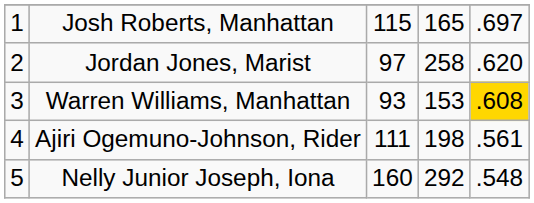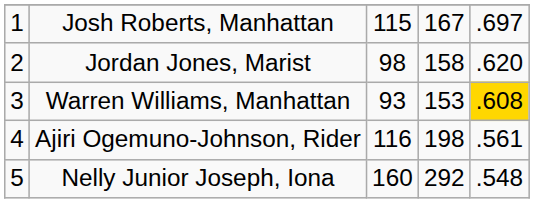(444, 23) 165 -> (444, 23) 167
(392, 62) 97 -> (392, 62) 98
(444, 62) 258 -> (444, 62) 158
(392, 139) 111 -> (392, 139) 116
